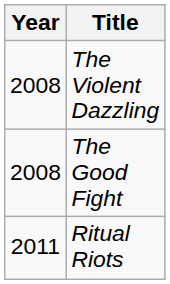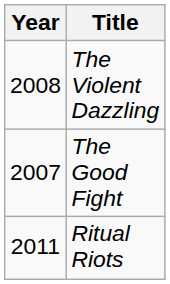(35, 172) 2008 -> (35, 172) 2007
